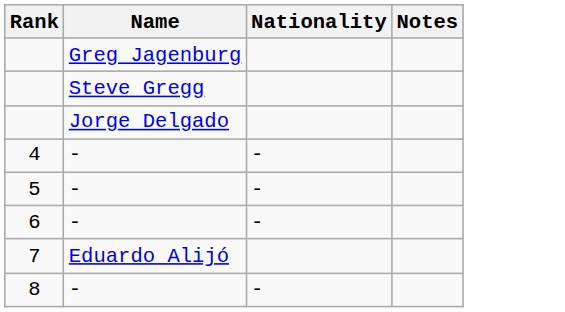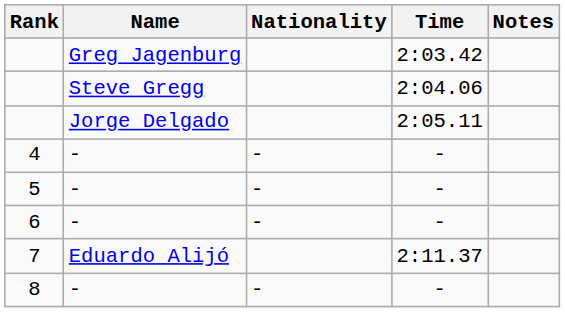+ column: (440, 22)
